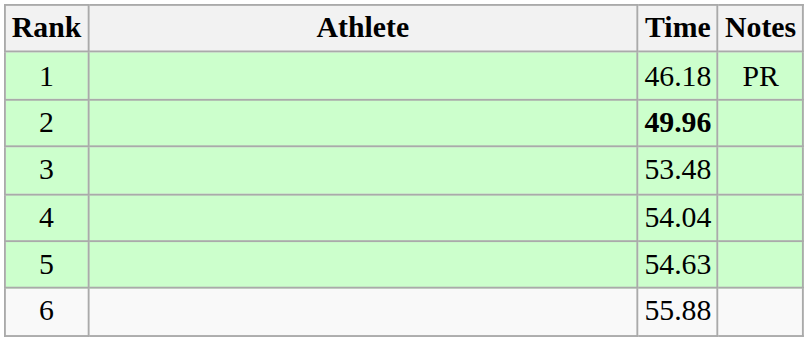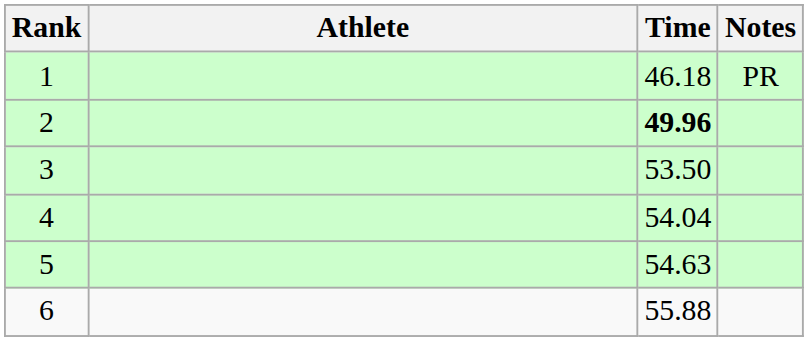(678, 169) 53.48 -> (678, 169) 53.50
